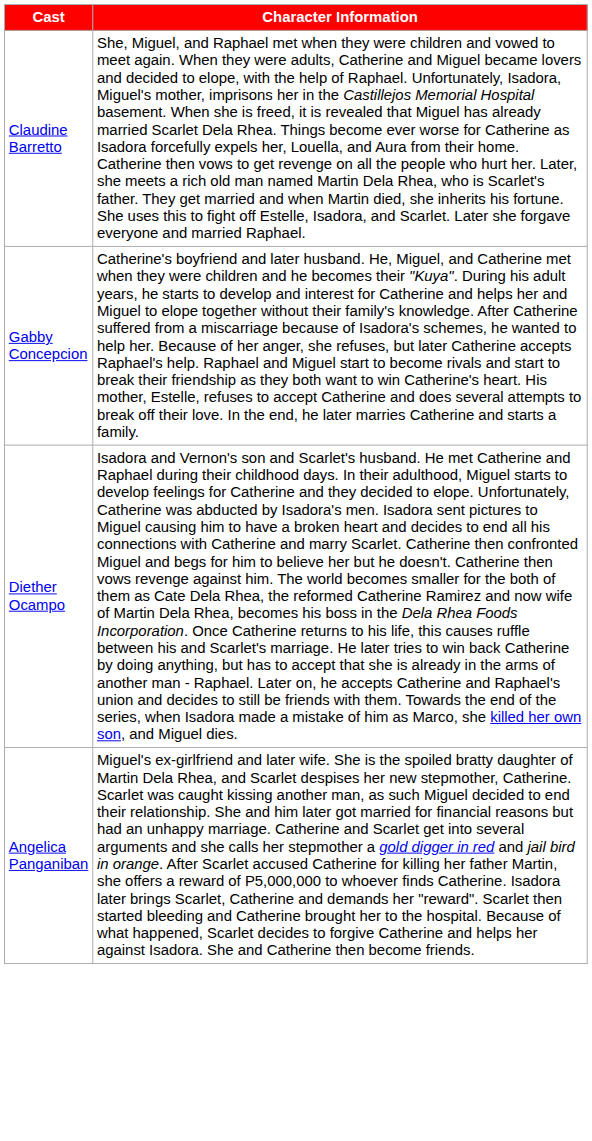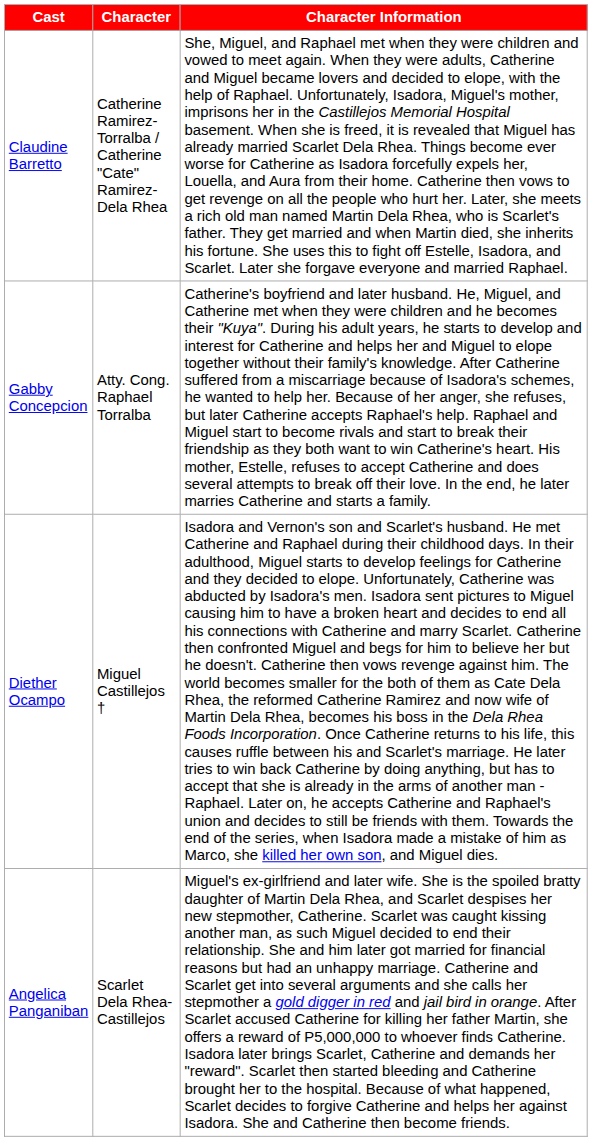+ column: (136, 16)
